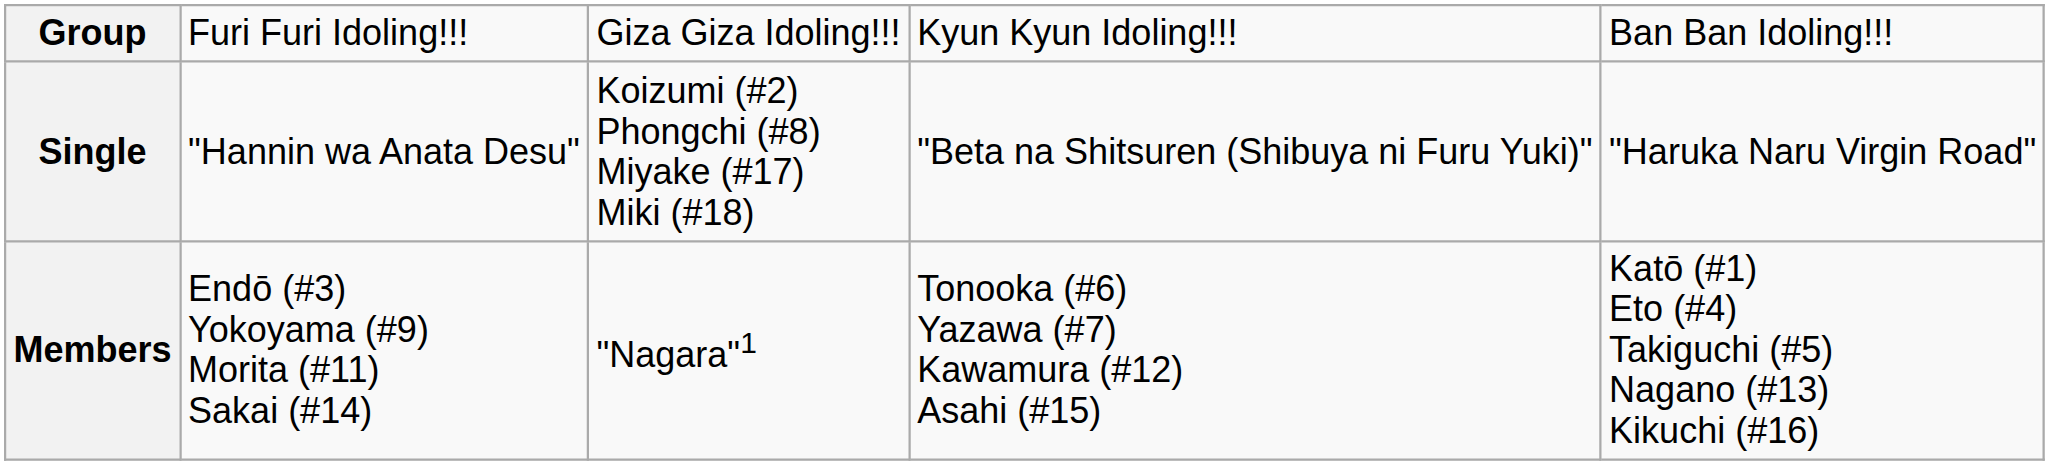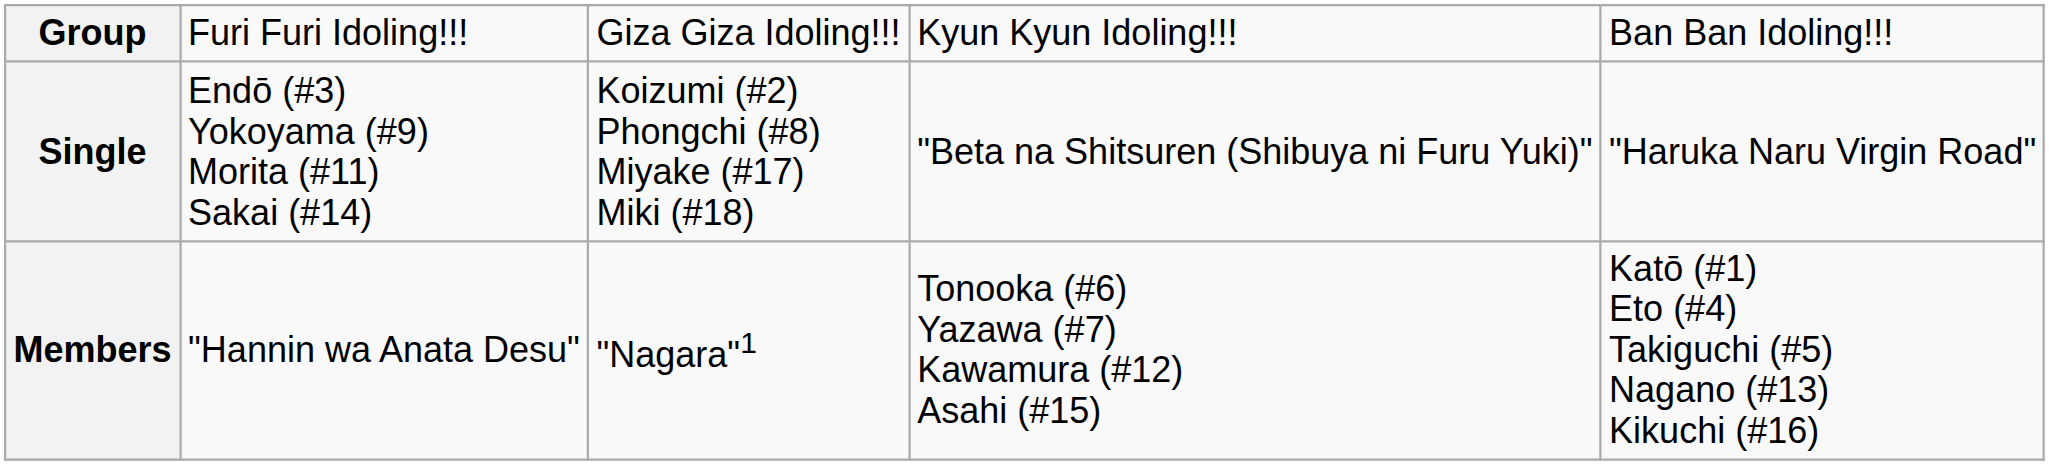(384, 150) "Hannin wa Anata Desu" -> (308, 150) Endō (#3) Yokoyama (#9) Morita (#11) Sakai (#14)
(308, 349) Endō (#3) Yokoyama (#9) Morita (#11) Sakai (#14) -> (384, 349) "Hannin wa Anata Desu"
